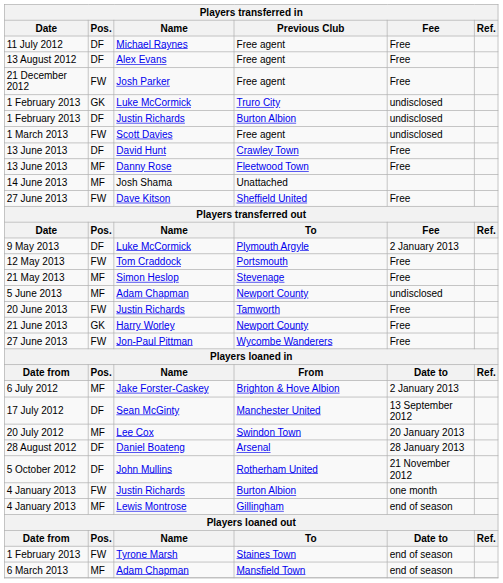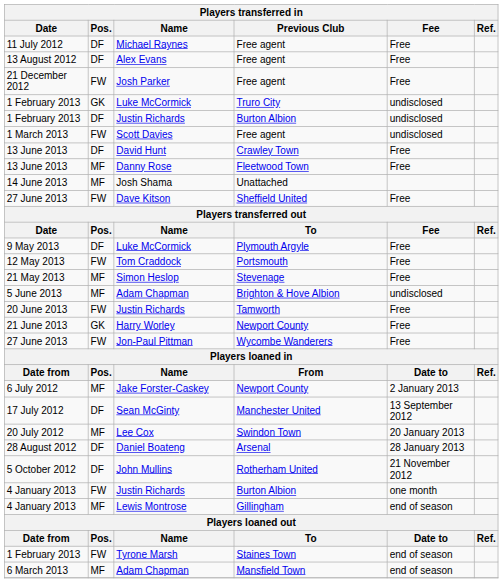(424, 246) 2 January 2013 -> (400, 246) Free
(272, 294) Newport County -> (288, 294) Brighton & Hove Albion
(288, 389) Brighton & Hove Albion -> (272, 389) Newport County
